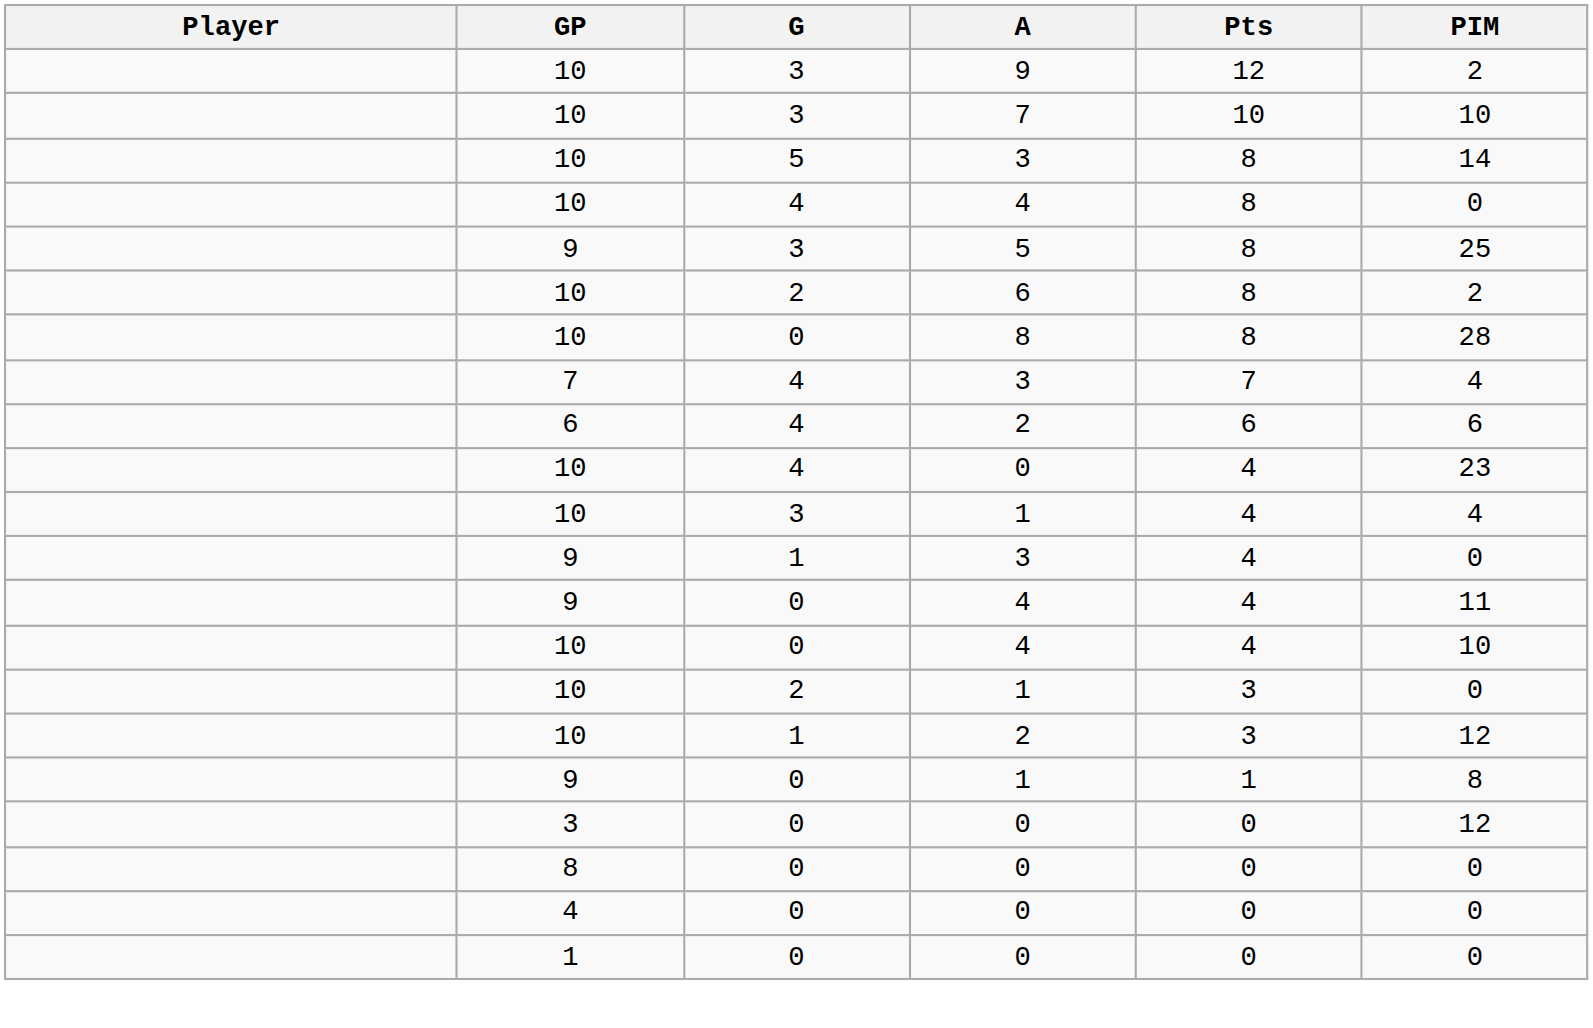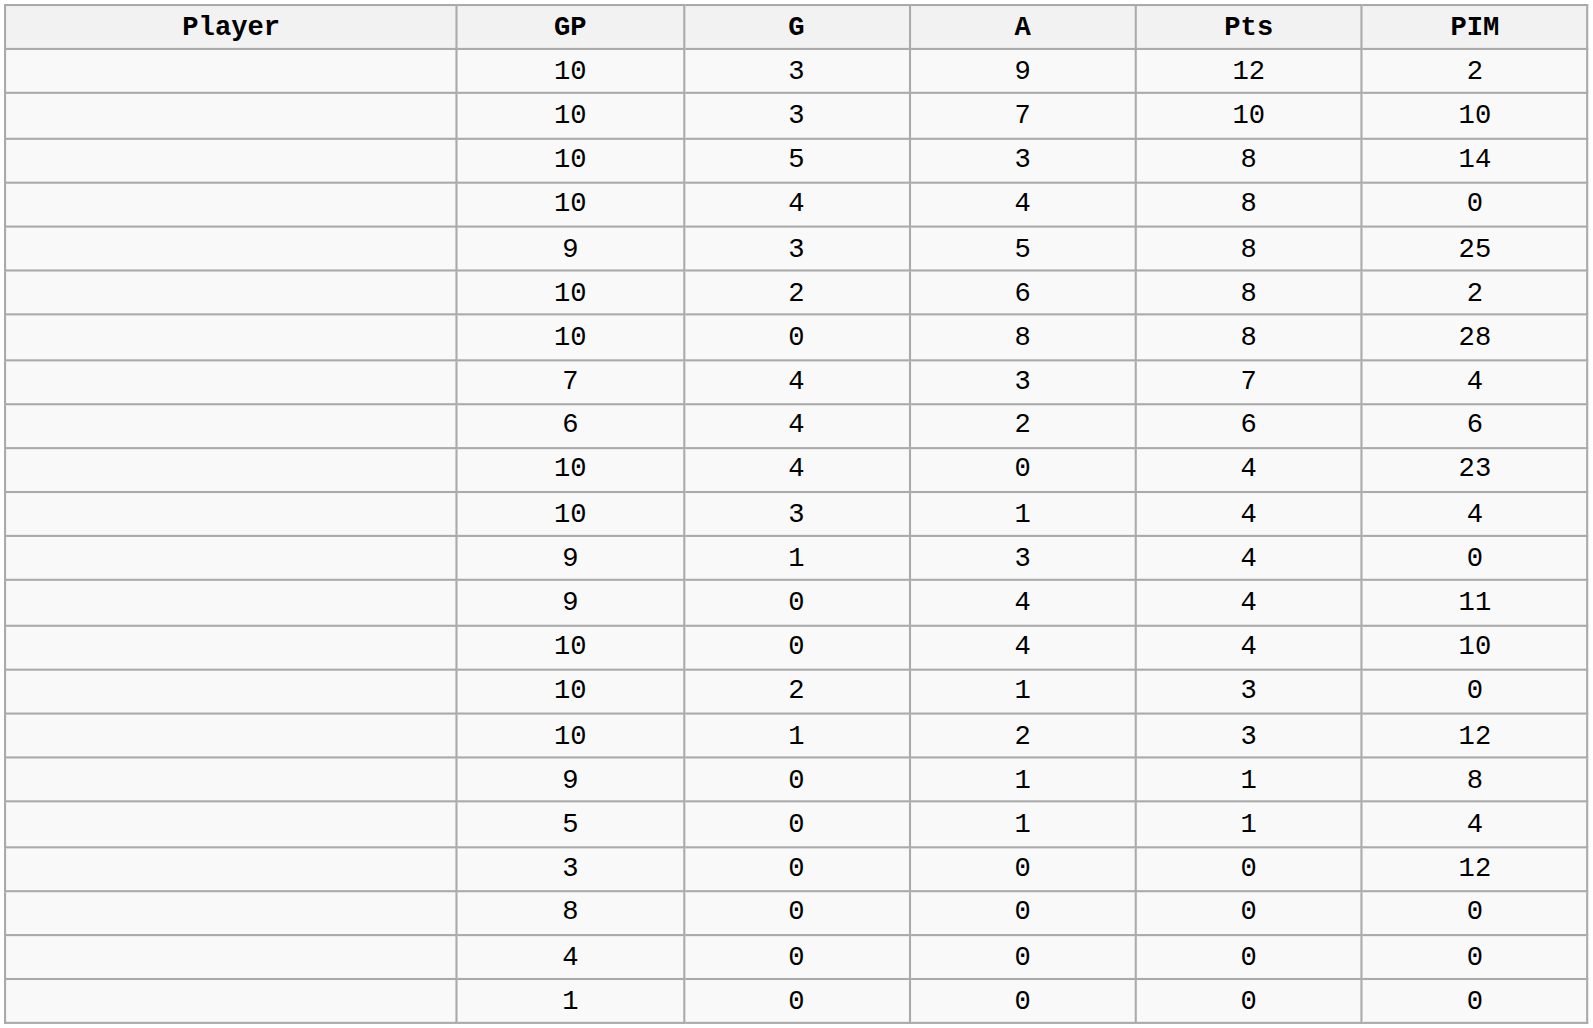+ row: (570, 824)
